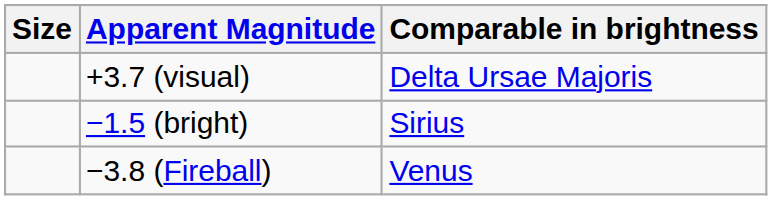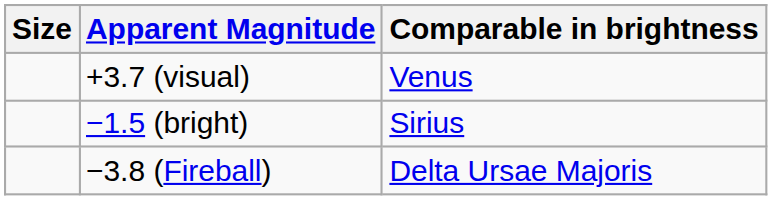(521, 76) Delta Ursae Majoris -> (431, 76) Venus
(431, 171) Venus -> (521, 171) Delta Ursae Majoris
